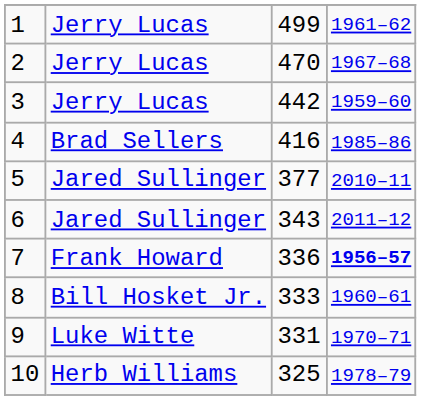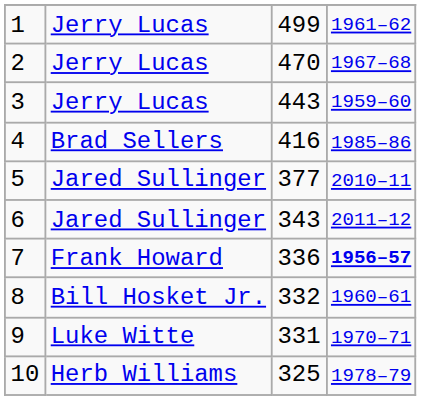(299, 102) 442 -> (299, 102) 443
(299, 297) 333 -> (299, 297) 332
